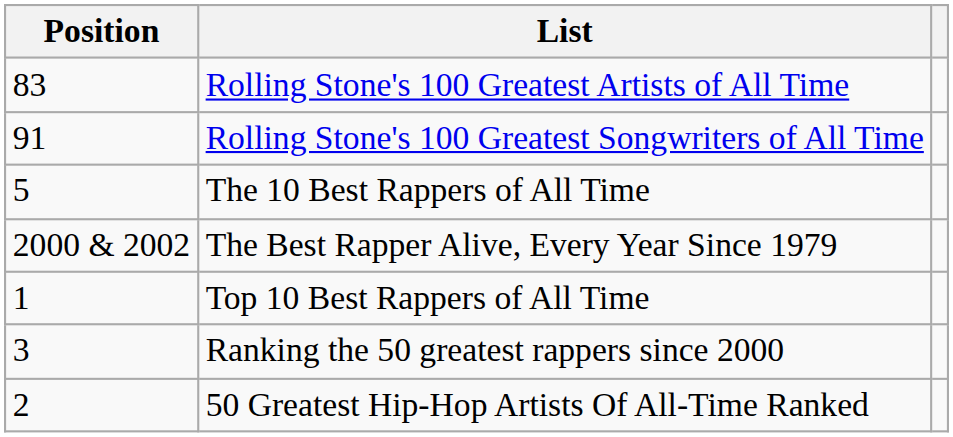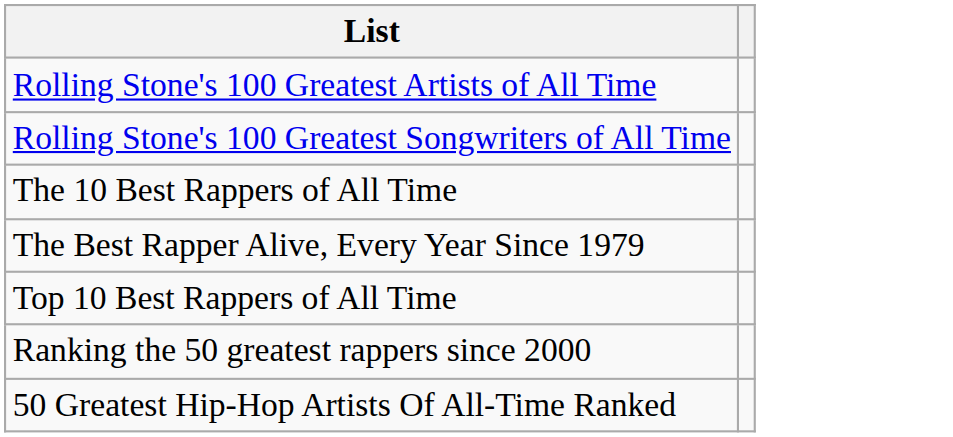- column: (101, 31)
